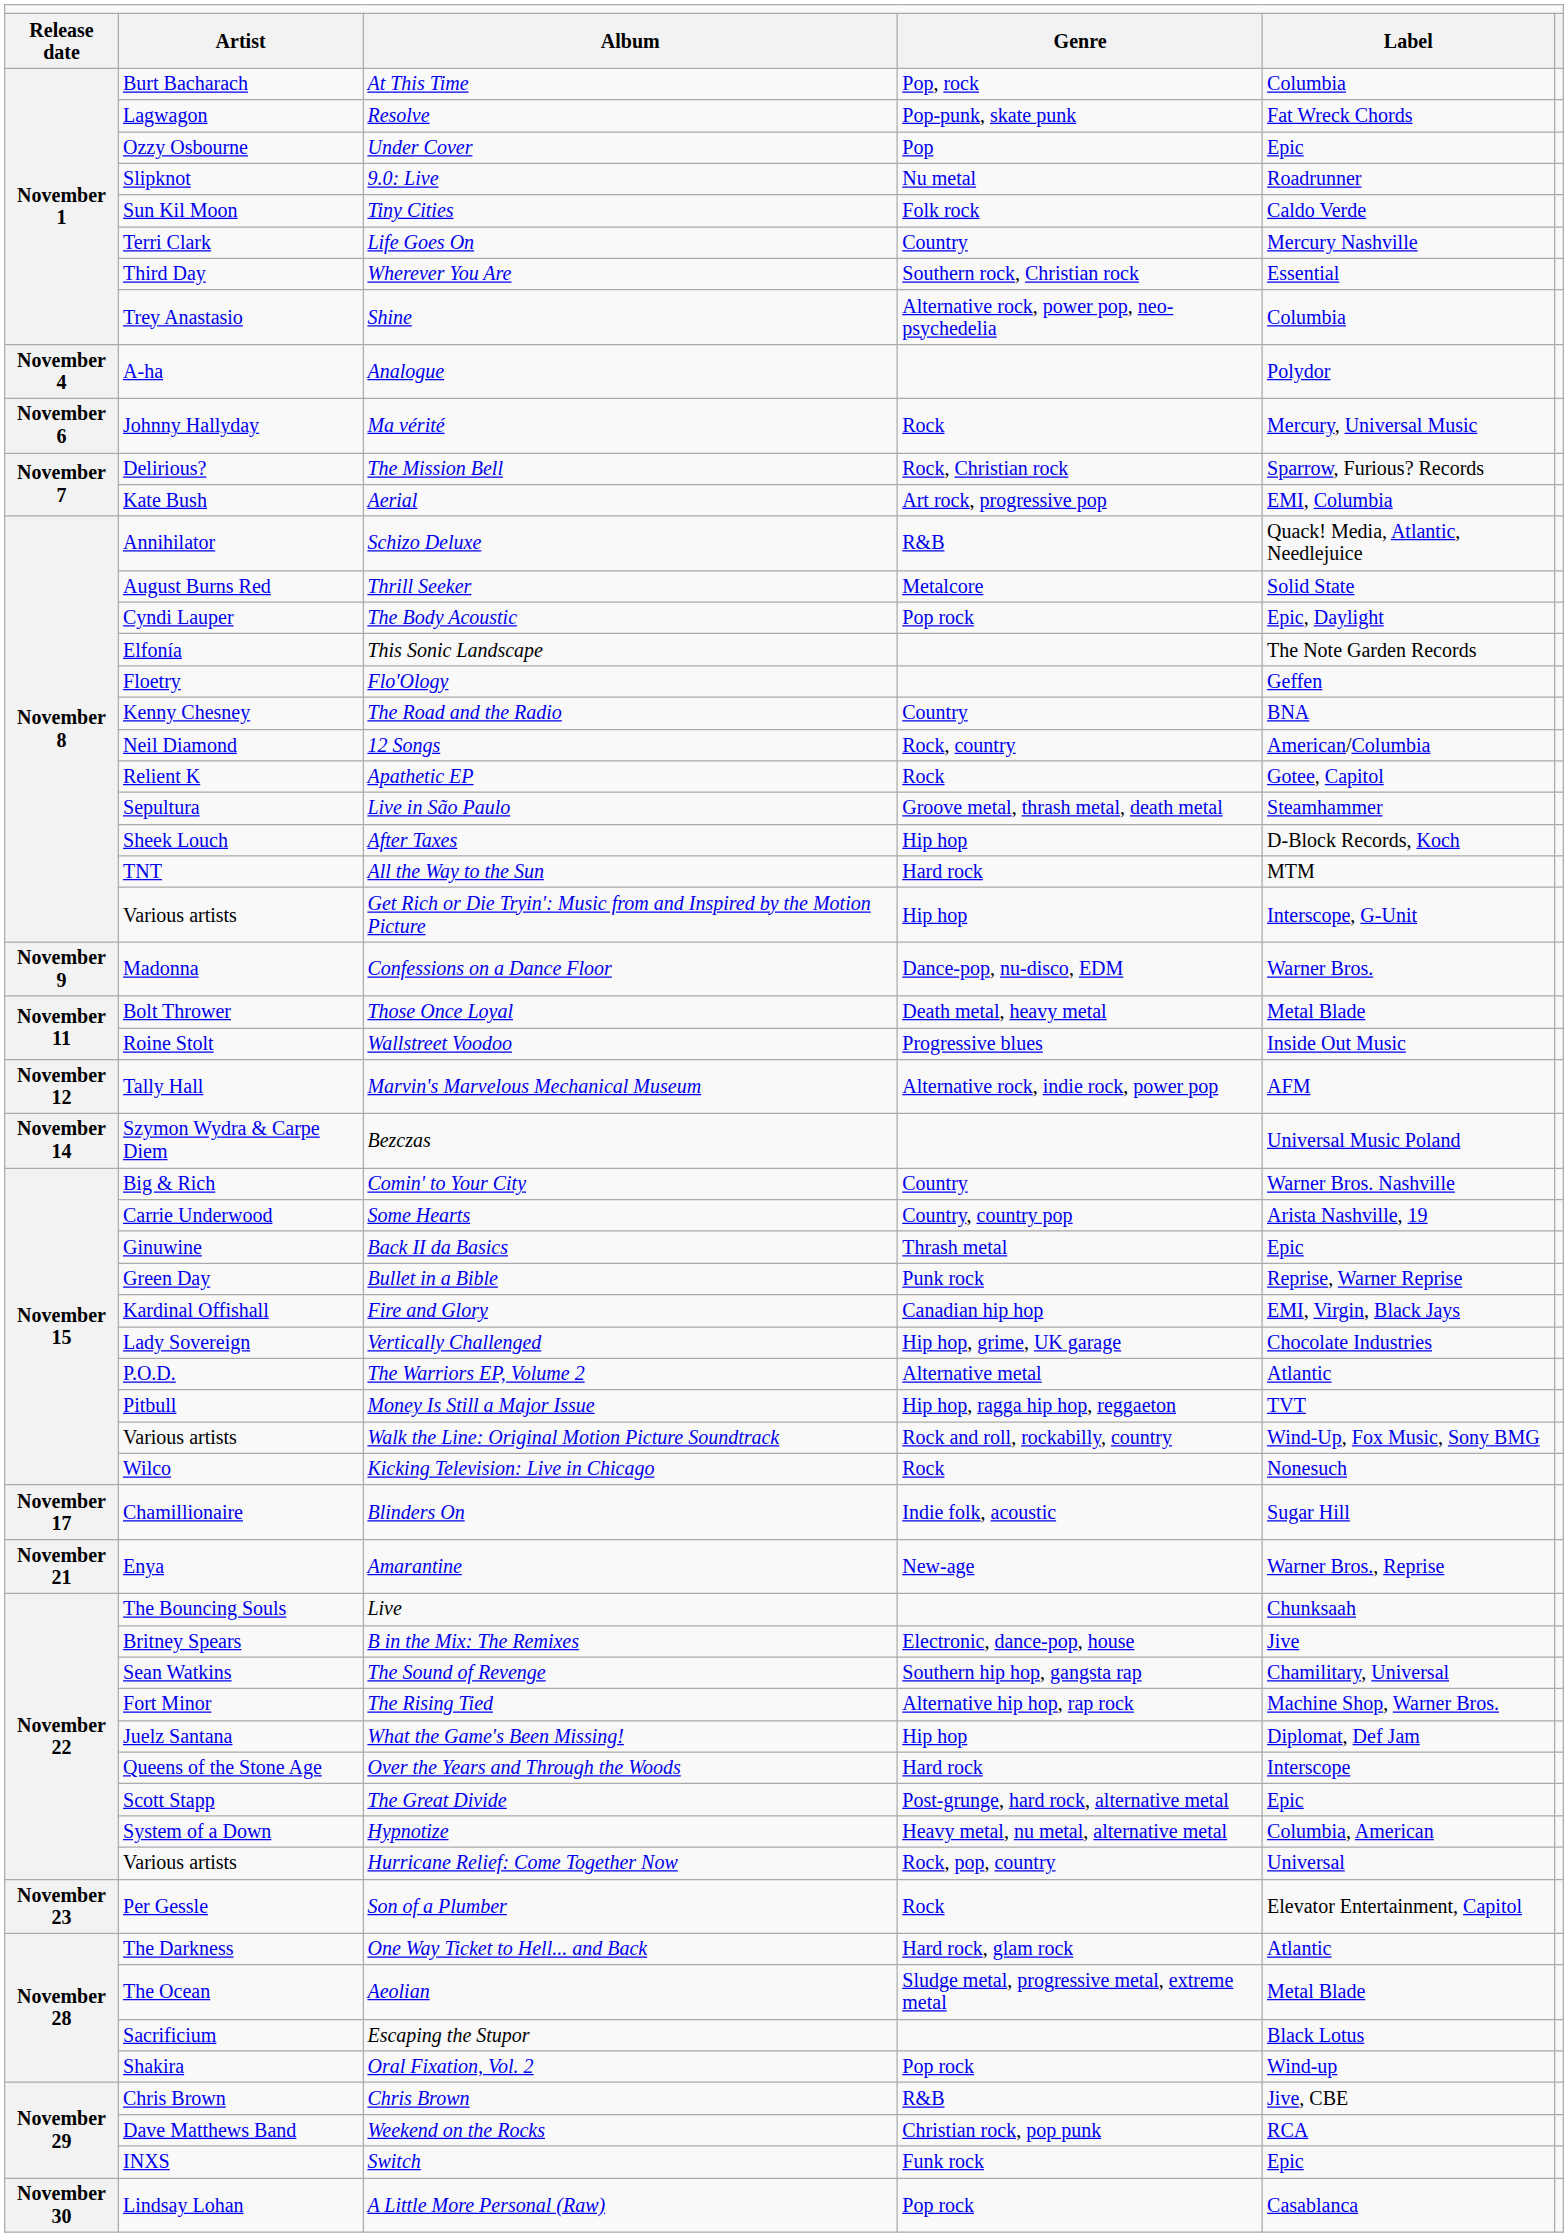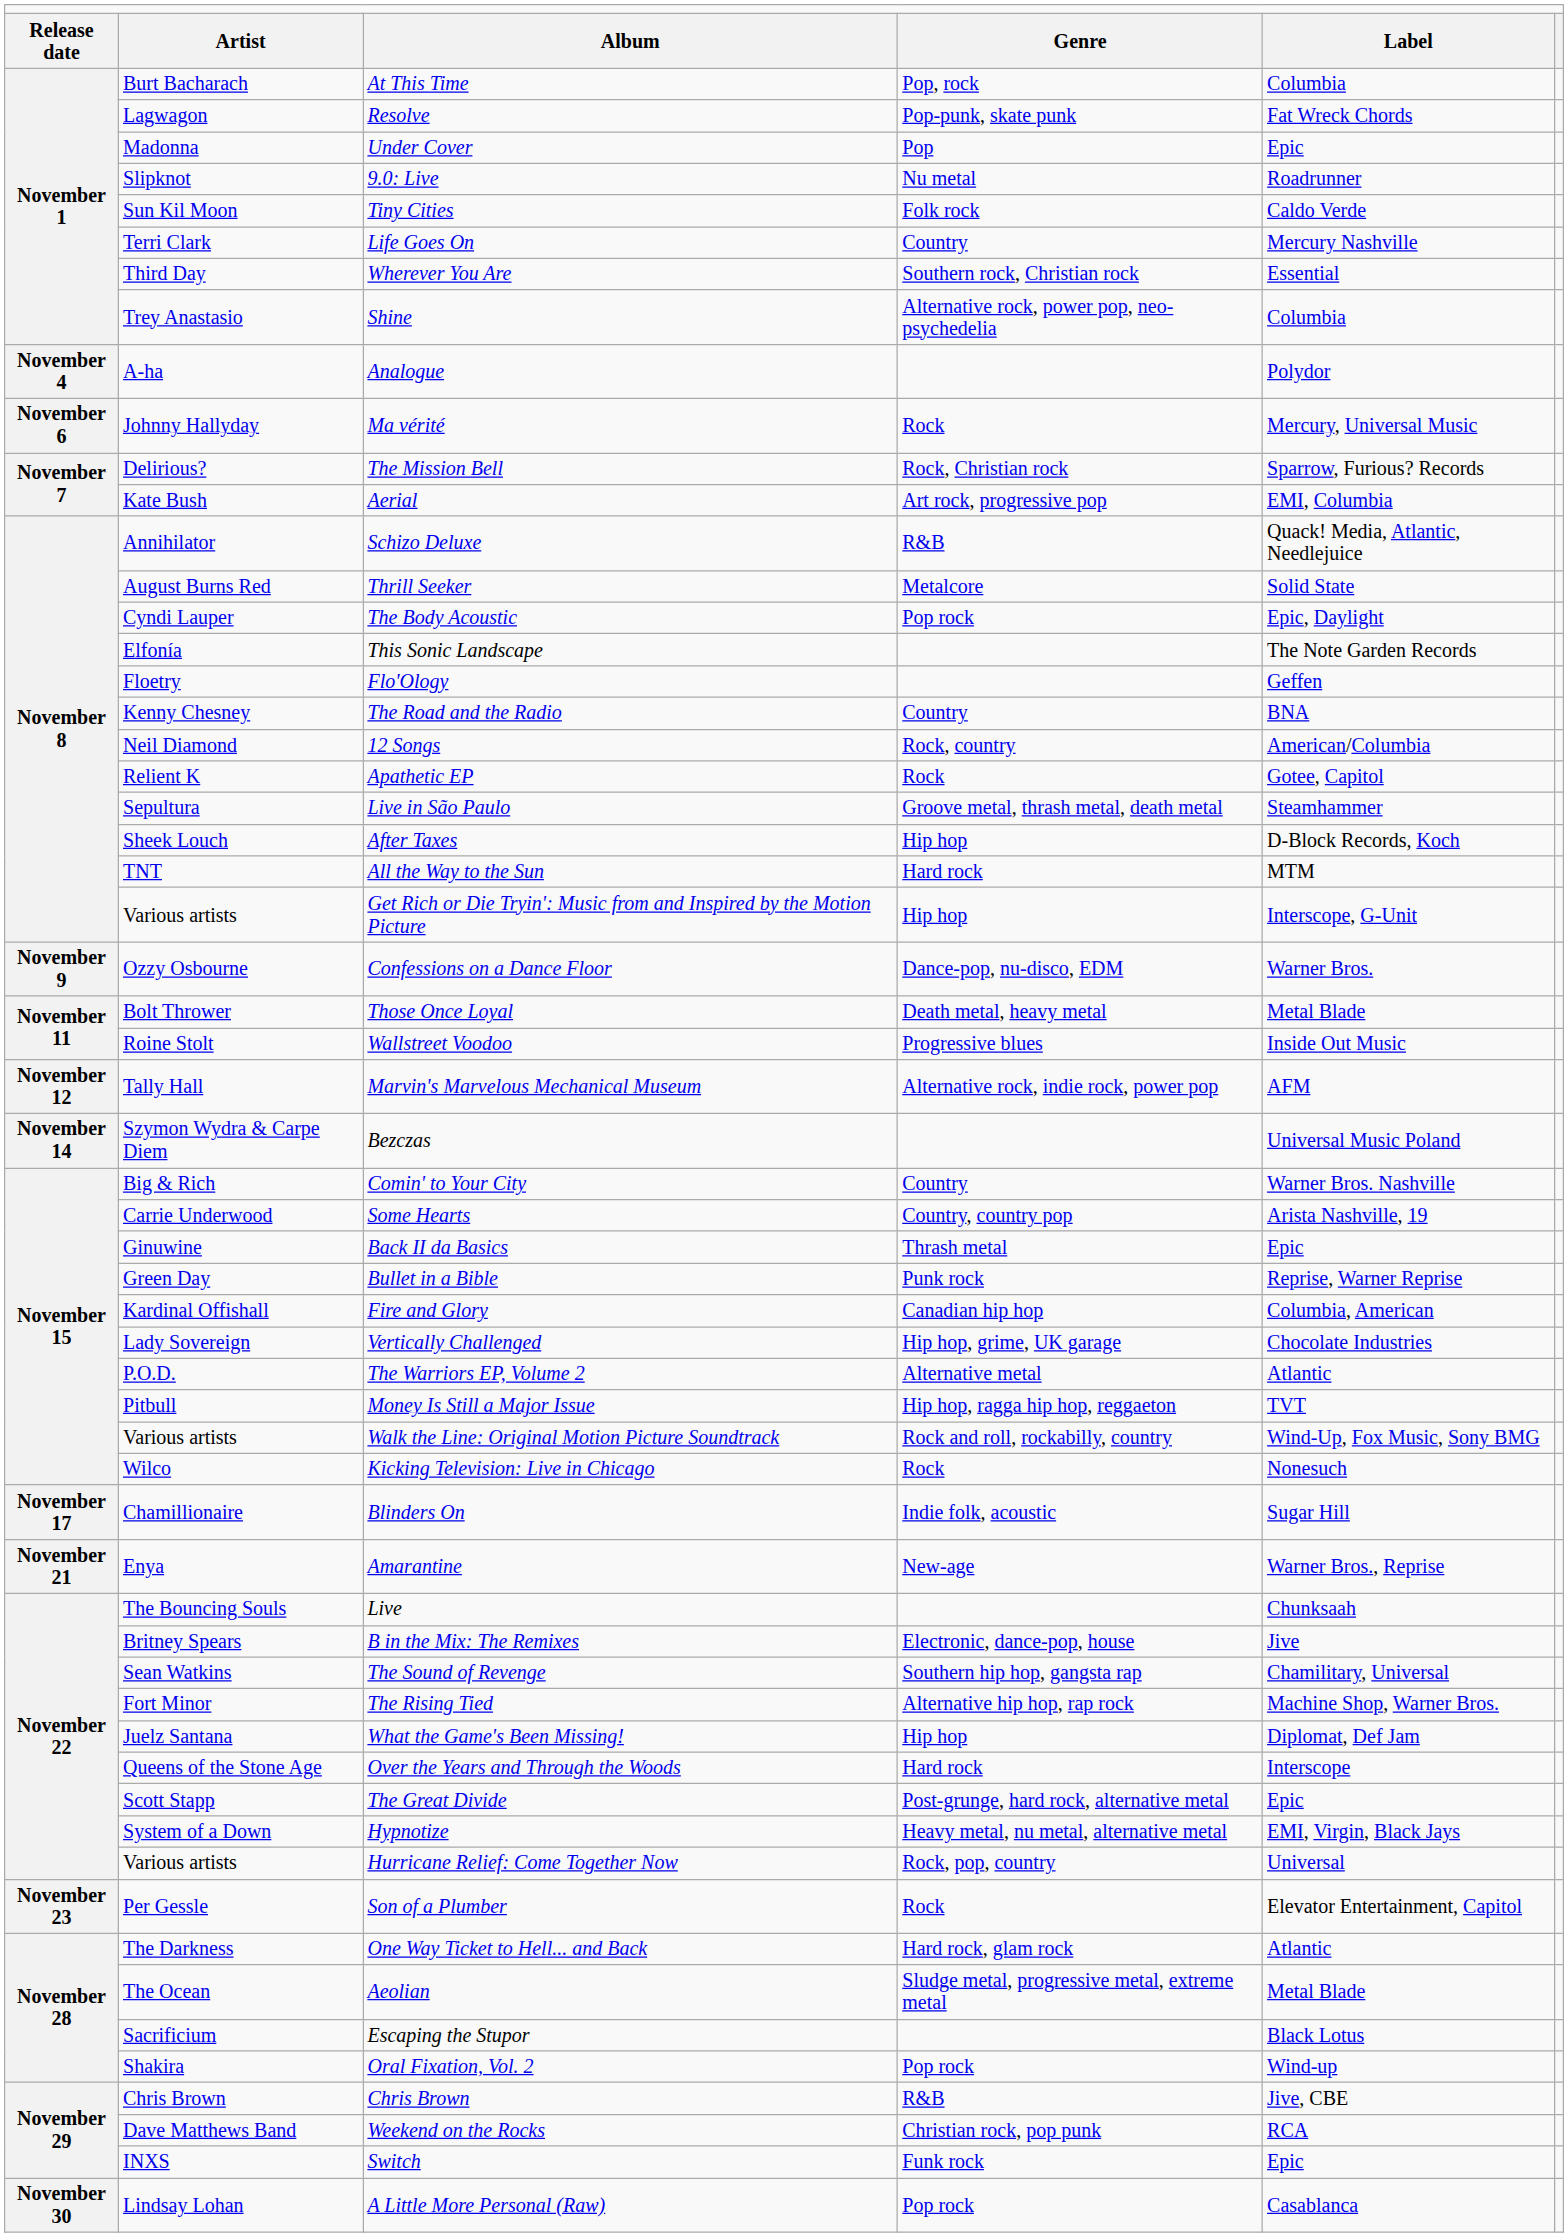(186, 147) Ozzy Osbourne -> (161, 147) Madonna
(161, 968) Madonna -> (186, 968) Ozzy Osbourne
(1364, 1310) EMI, Virgin, Black Jays -> (1350, 1310) Columbia, American
(1350, 1831) Columbia, American -> (1364, 1831) EMI, Virgin, Black Jays
